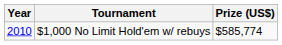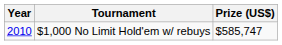(239, 31) $585,774 -> (239, 31) $585,747
